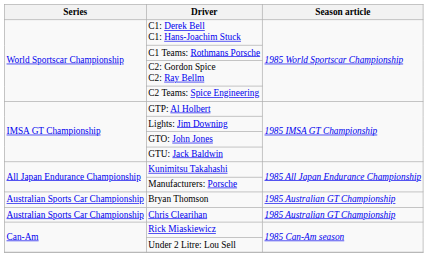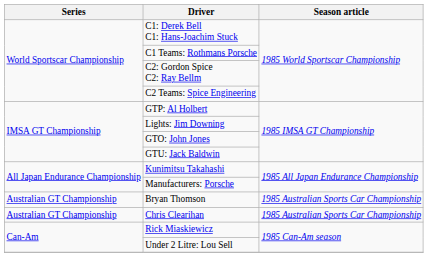(75, 199) Australian Sports Car Championship -> (62, 199) Australian GT Championship
(330, 199) 1985 Australian GT Championship -> (341, 199) 1985 Australian Sports Car Championship
(75, 214) Australian Sports Car Championship -> (62, 214) Australian GT Championship
(330, 214) 1985 Australian GT Championship -> (341, 214) 1985 Australian Sports Car Championship
